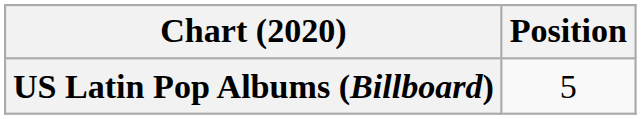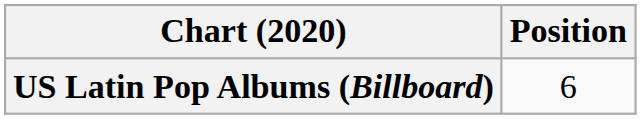(568, 85) 5 -> (568, 85) 6
